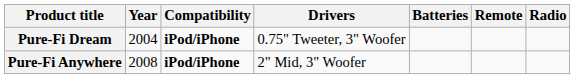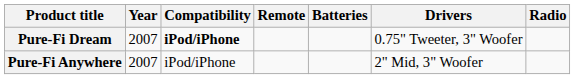columns swapped: (332, 16) <-> (499, 16)
(143, 39) 2004 -> (143, 39) 2007
(143, 62) 2008 -> (143, 62) 2007
(202, 62) bold -> (200, 62) normal
